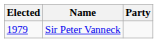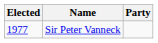(17, 29) 1979 -> (17, 29) 1977
